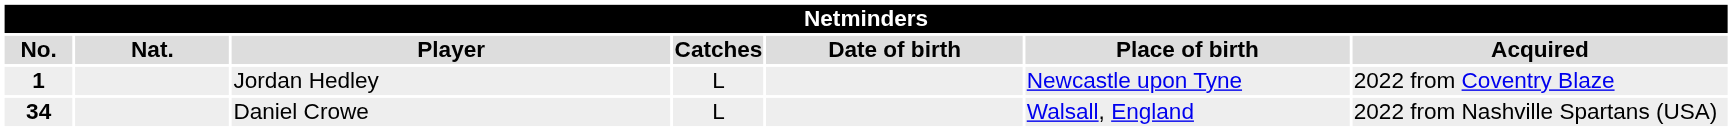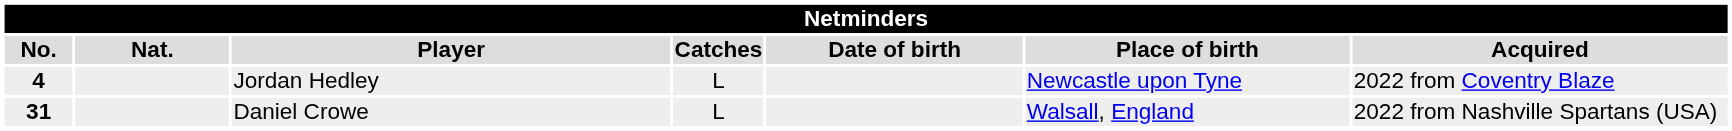(39, 80) 1 -> (39, 80) 4
(39, 111) 34 -> (39, 111) 31
